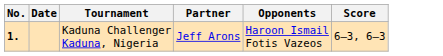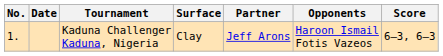+ column: (199, 13)
(13, 37) bold -> (13, 37) normal
